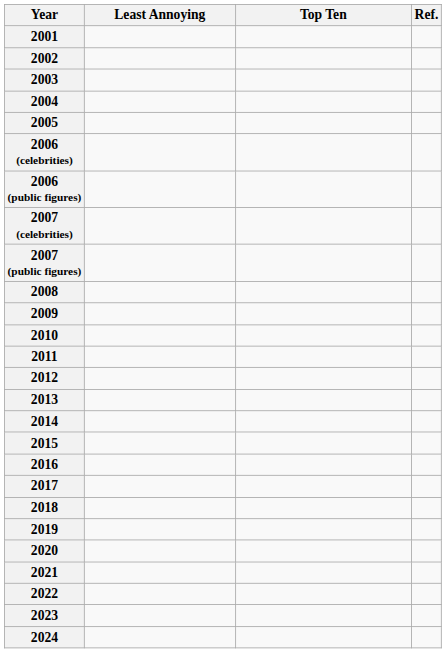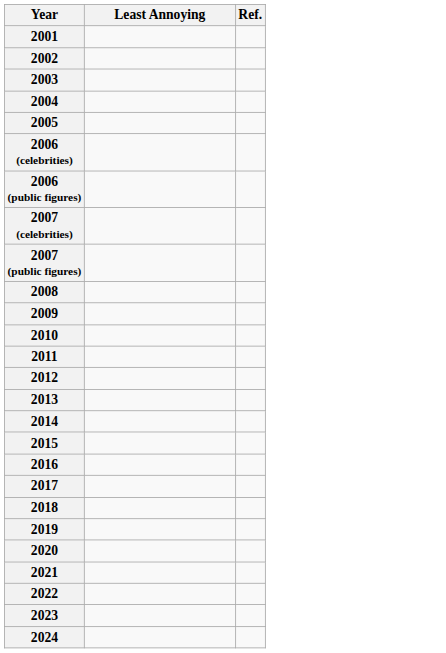- column: (323, 15)
